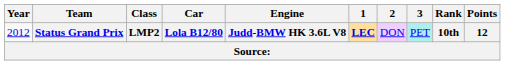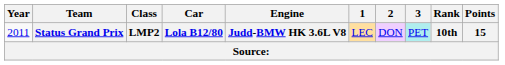(18, 32) 2012 -> (18, 32) 2011
(363, 32) bold -> (362, 32) normal
(482, 32) 12 -> (480, 32) 15
